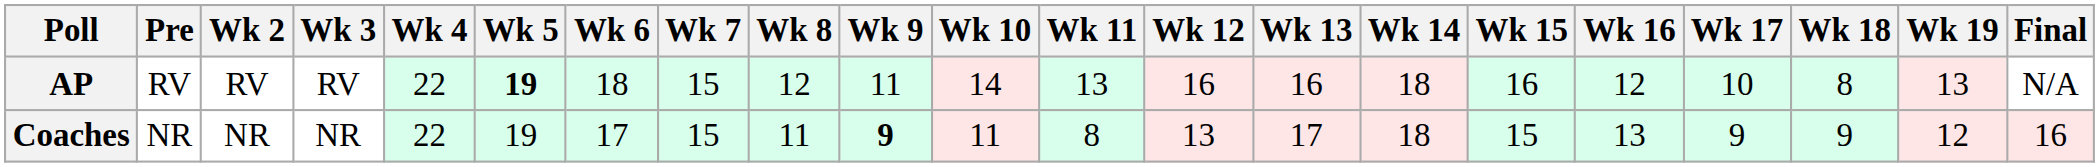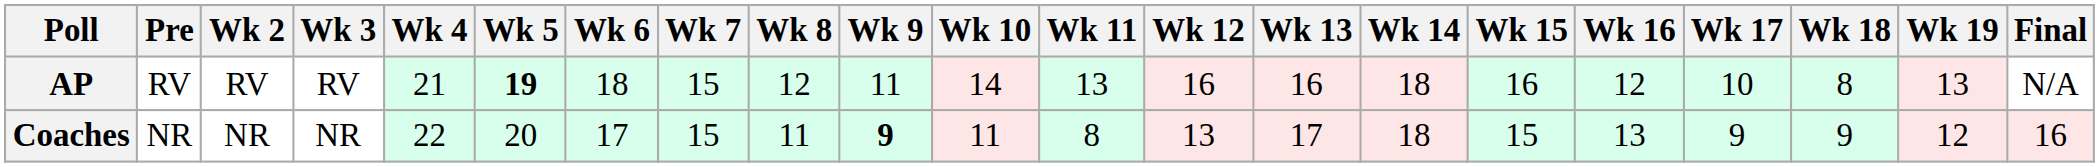(429, 82) 22 -> (429, 82) 21
(521, 135) 19 -> (521, 135) 20
